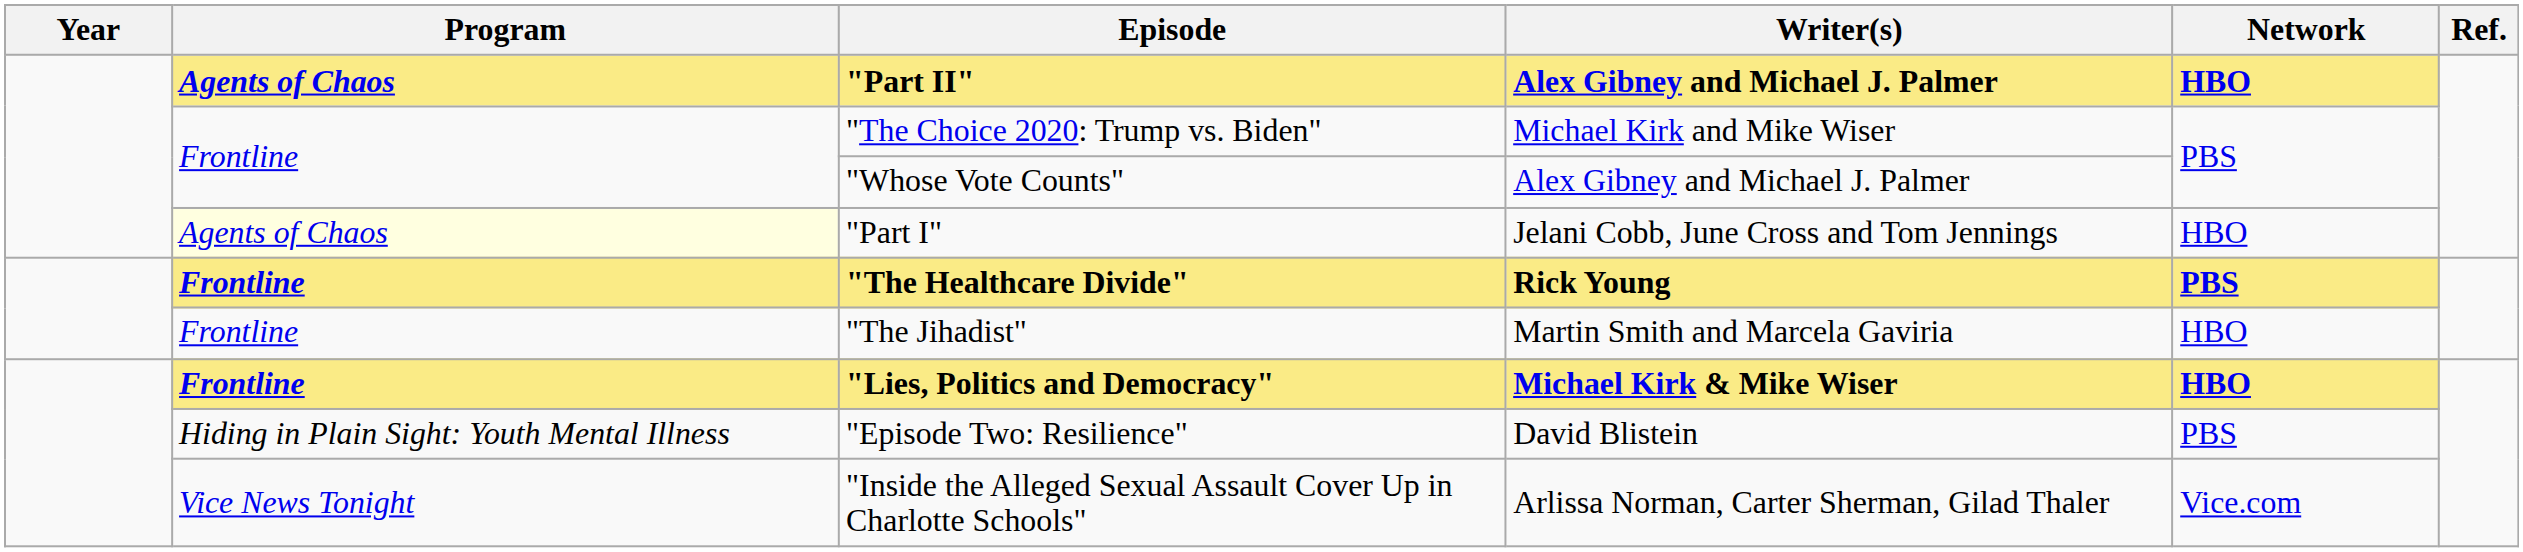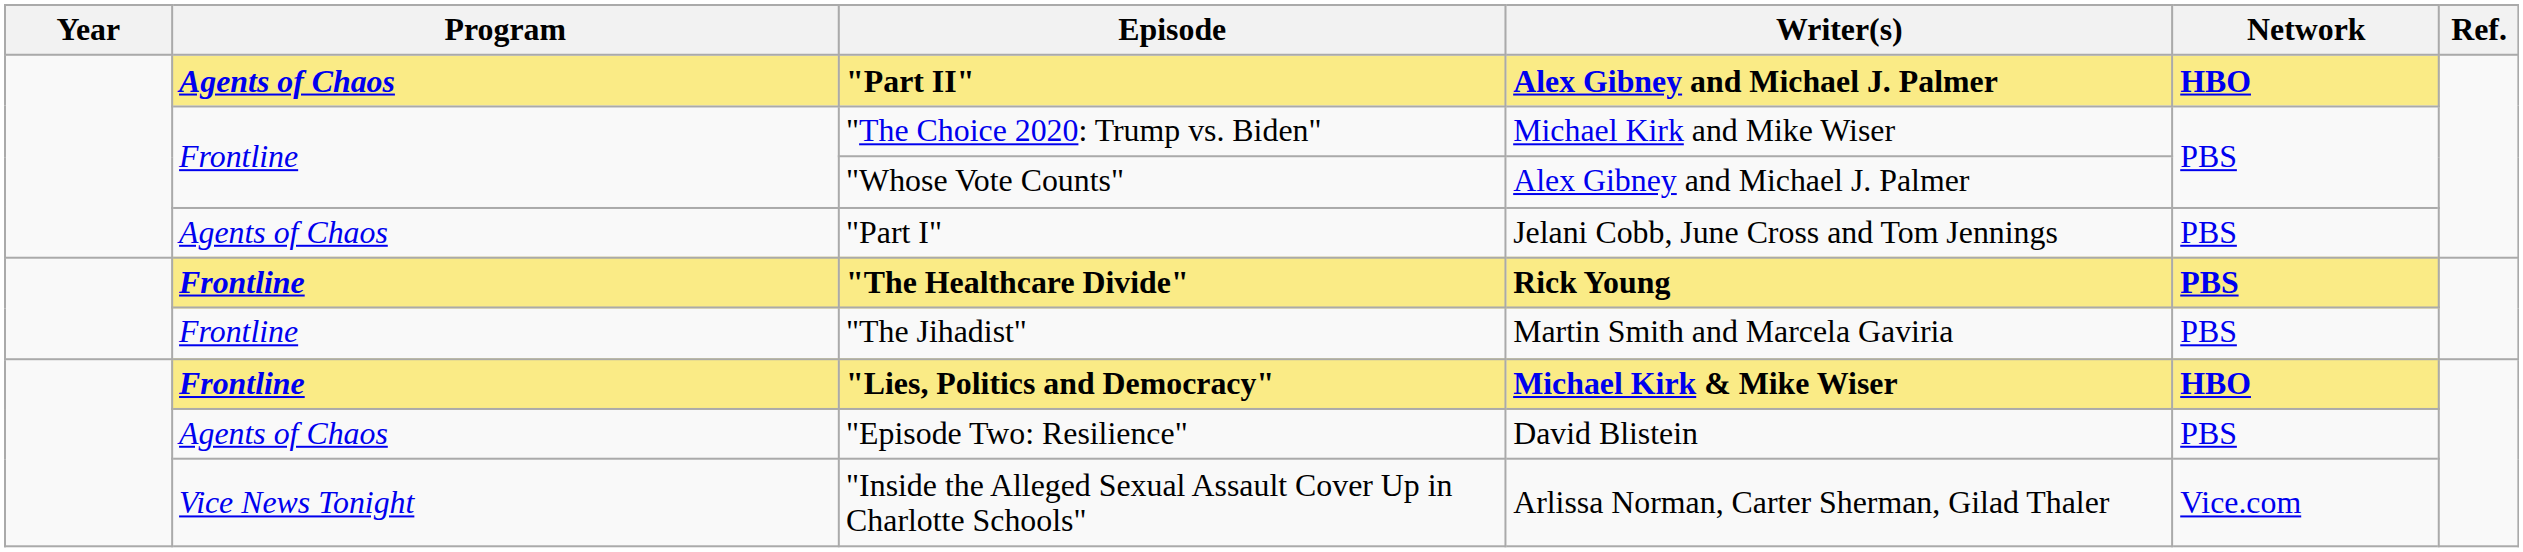(283, 231) lightyellow background -> (283, 231) no background
(2214, 231) HBO -> (2209, 231) PBS
(2214, 332) HBO -> (2209, 332) PBS
(454, 433) Hiding in Plain Sight: Youth Mental Illness -> (283, 433) Agents of Chaos
